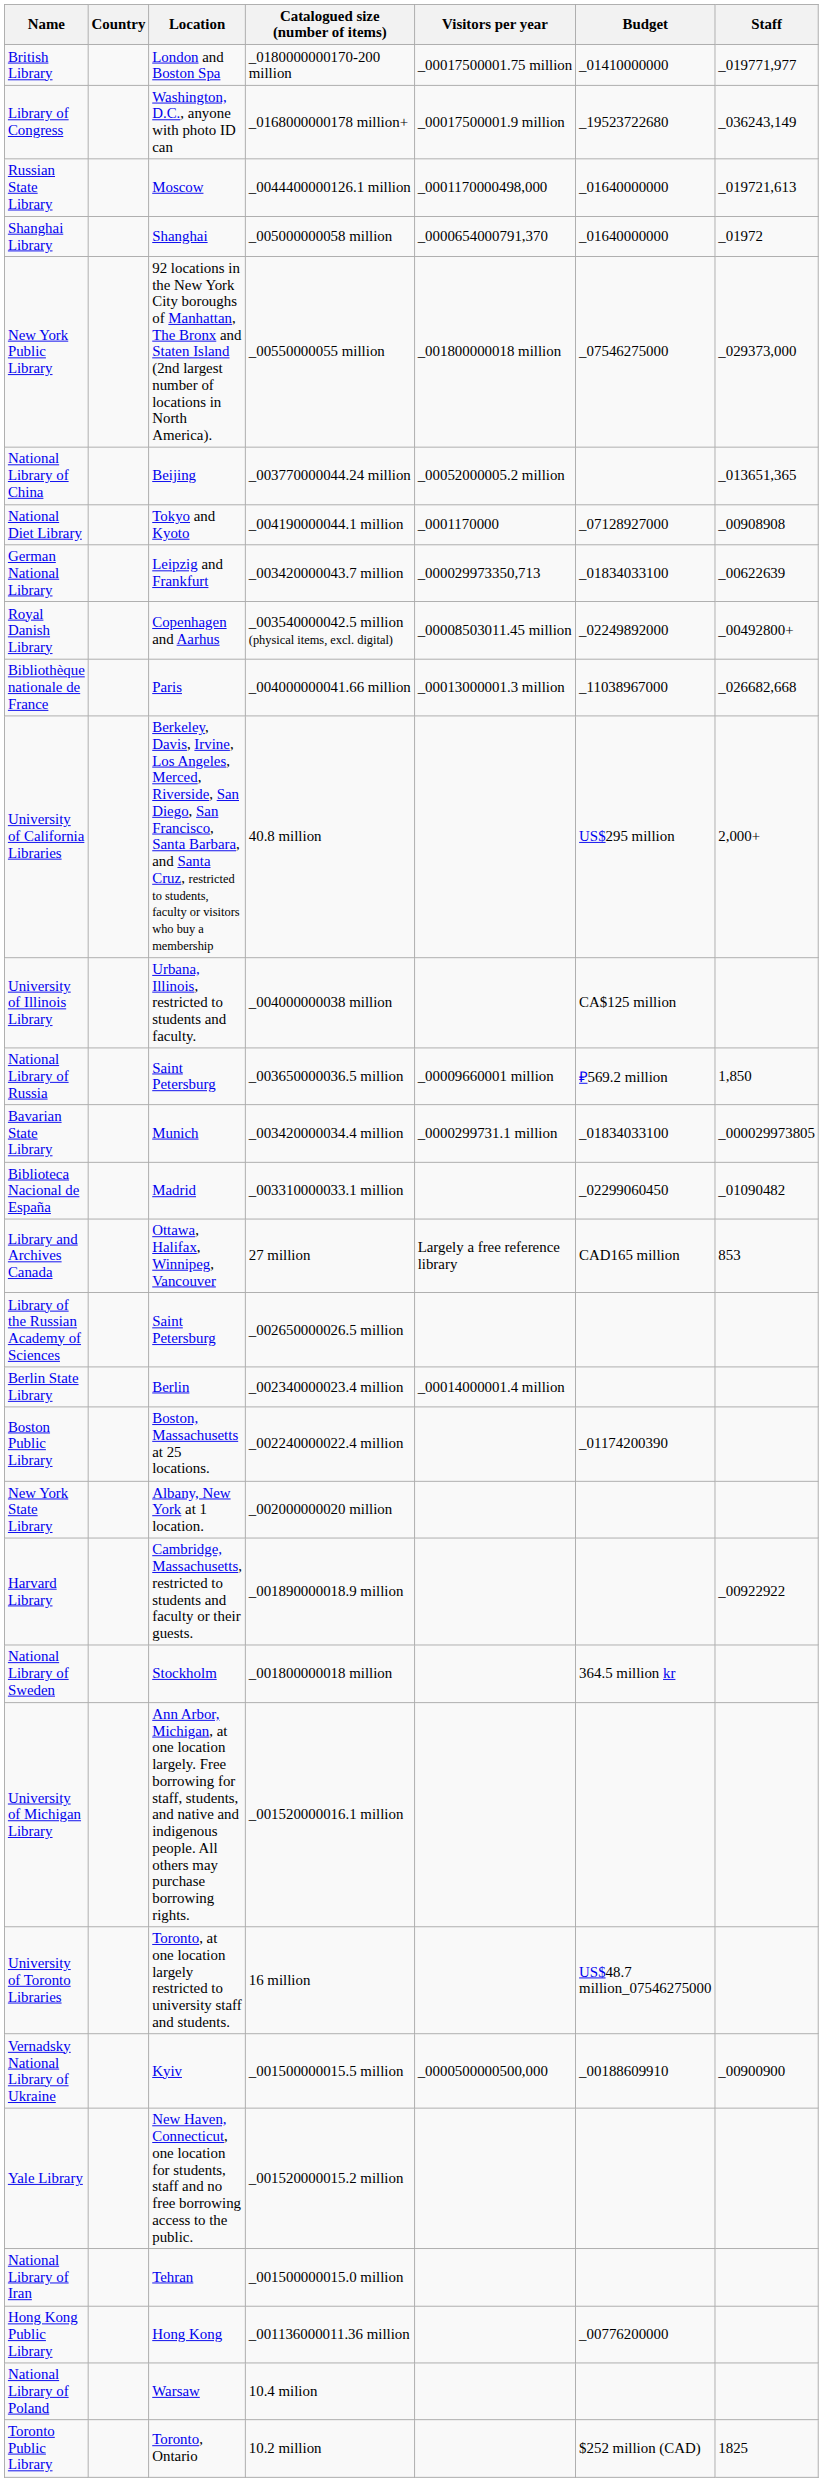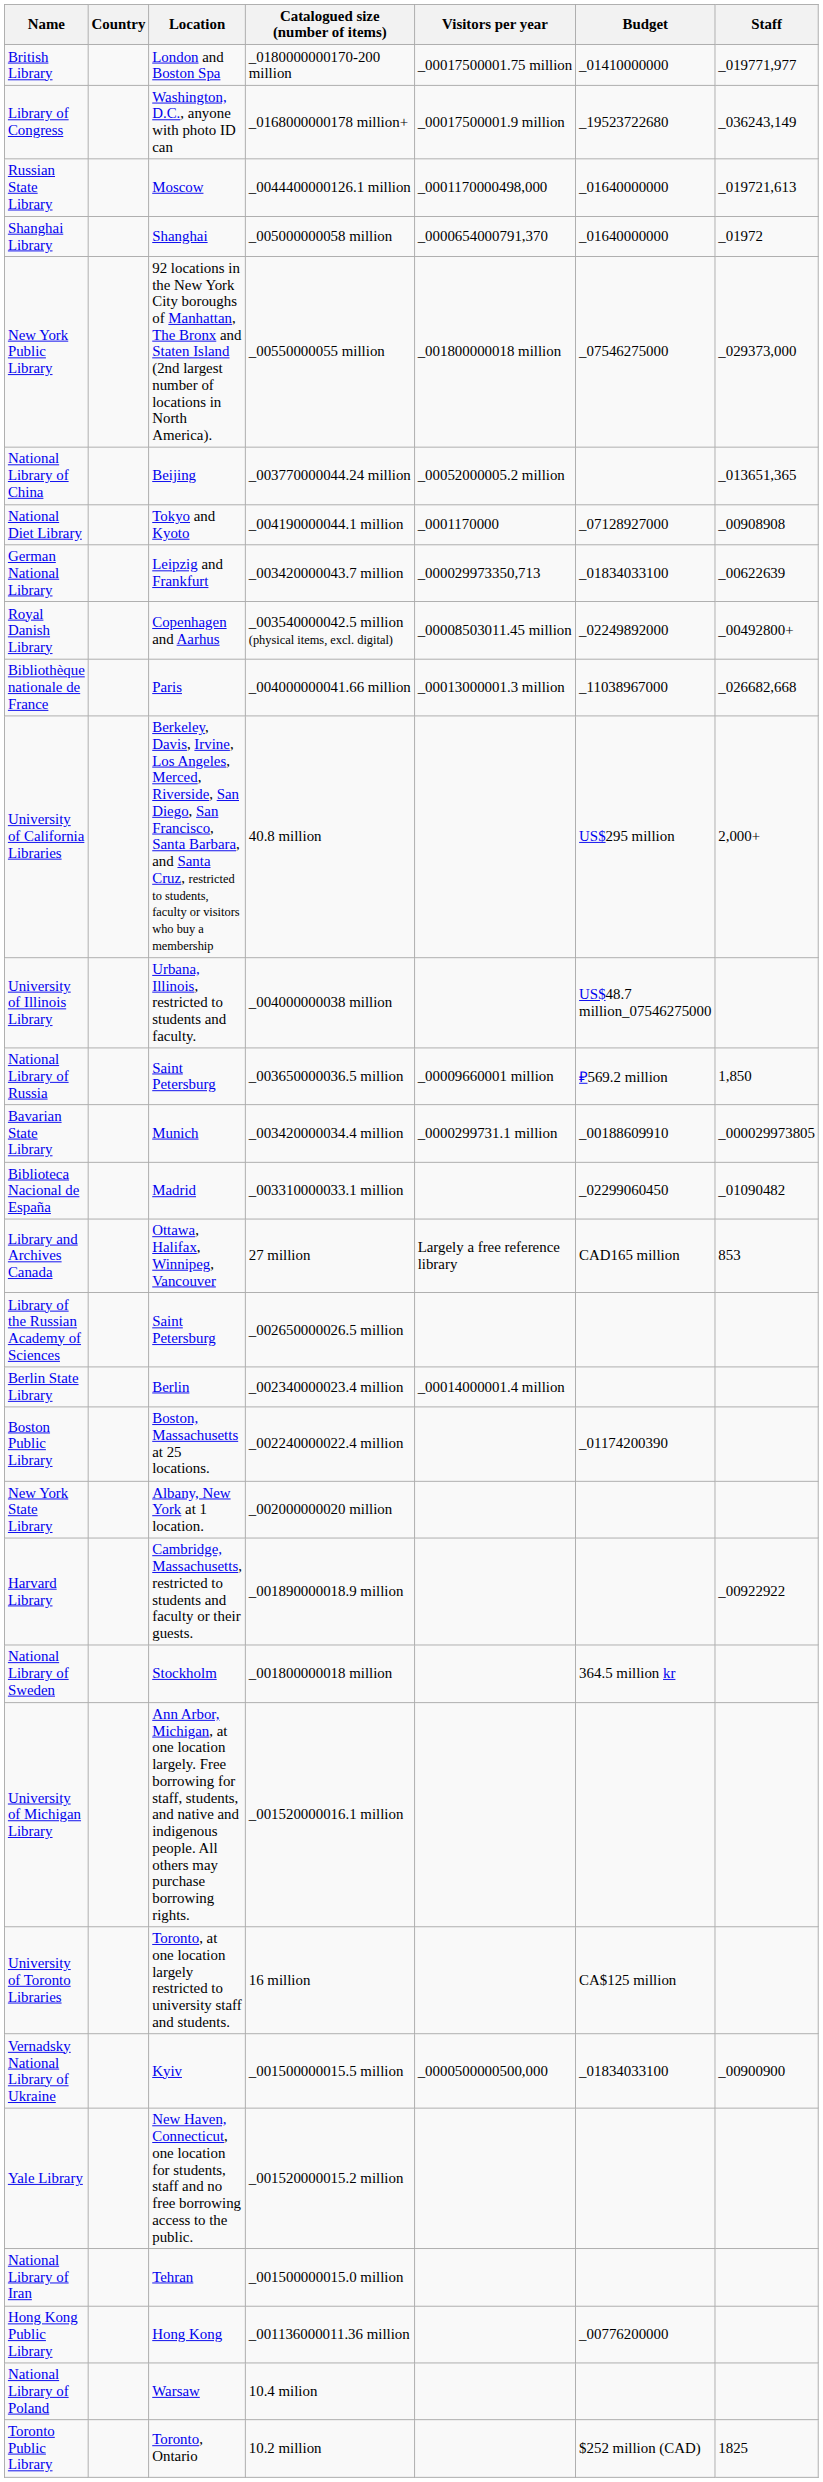(628, 1002) CA$125 million -> (645, 1002) US$48.7 million_07546275000
(624, 1133) _01834033100 -> (624, 1133) _00188609910
(645, 1980) US$48.7 million_07546275000 -> (628, 1980) CA$125 million
(624, 2071) _00188609910 -> (624, 2071) _01834033100
